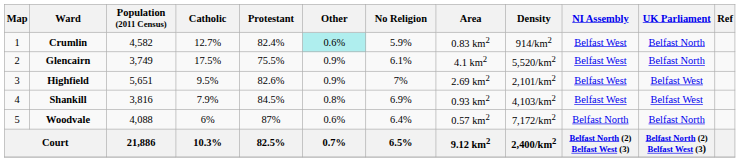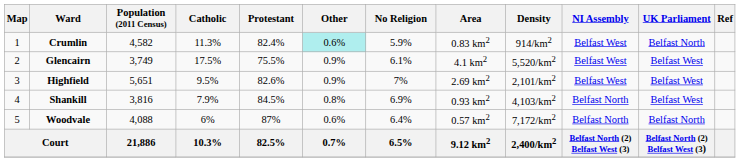(208, 42) 12.7% -> (208, 42) 11.3%
(677, 61) Belfast North -> (677, 61) Belfast West
(600, 100) Belfast West -> (600, 100) Belfast North
